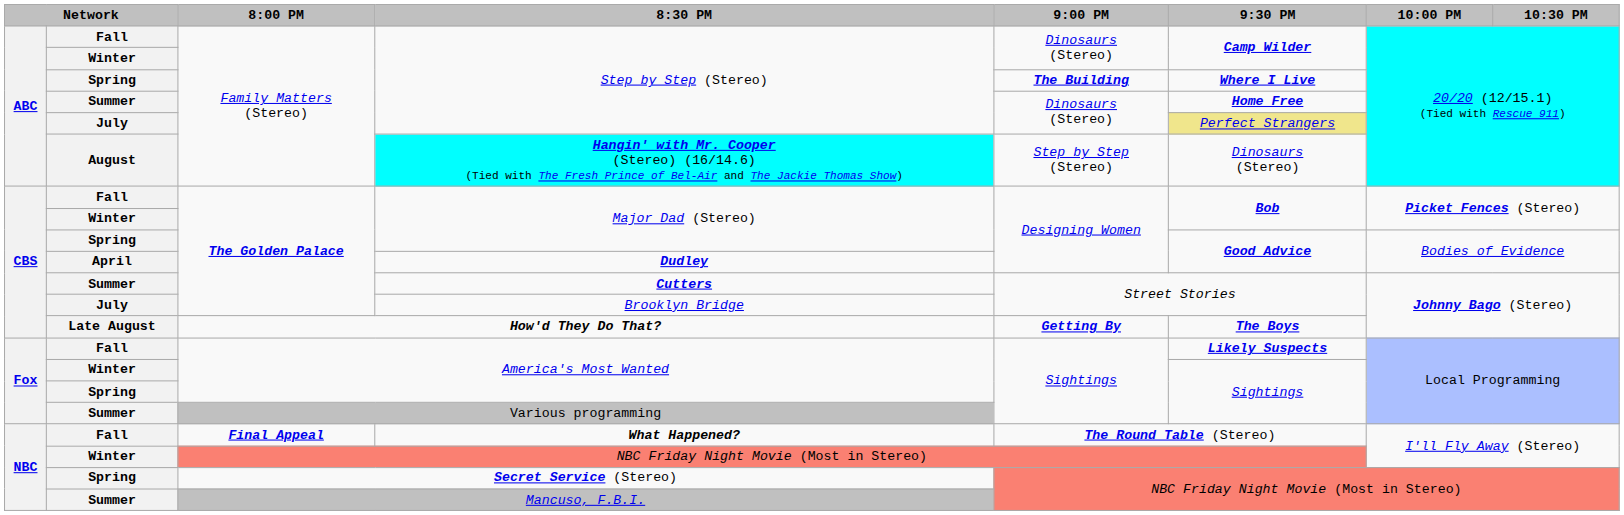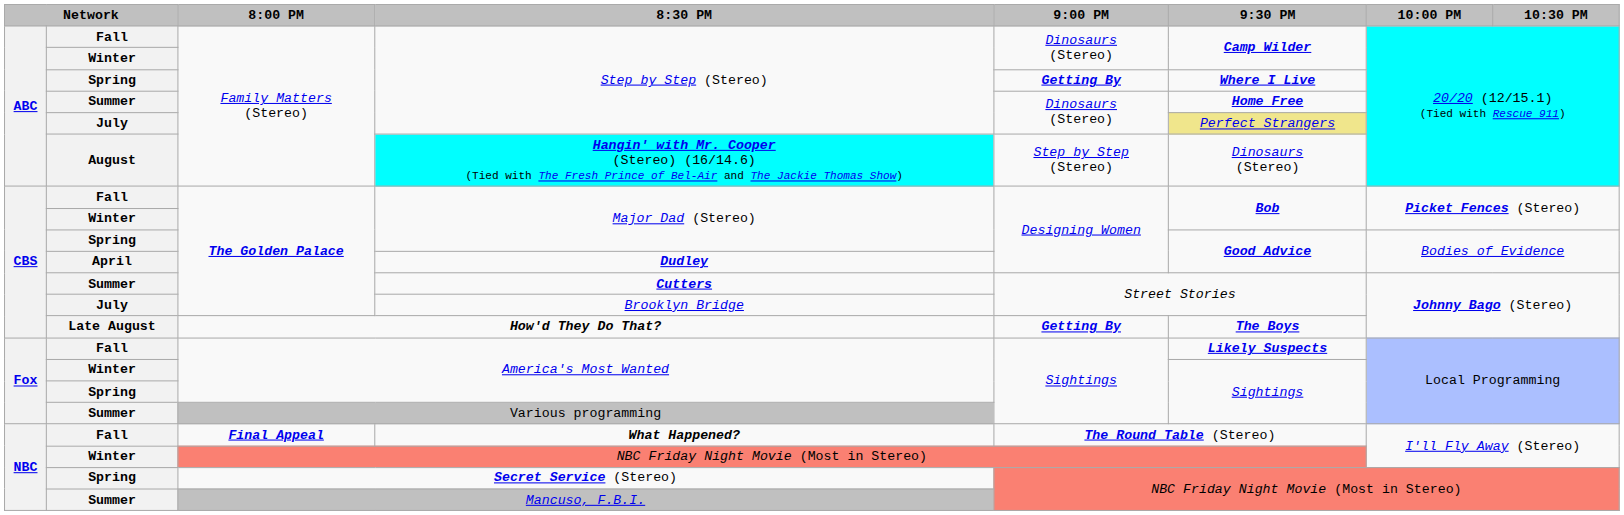(1081, 80) The Building -> (1081, 80) Getting By
